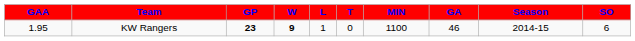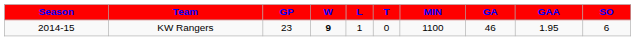columns swapped: (531, 12) <-> (38, 12)
(250, 28) bold -> (287, 28) normal
